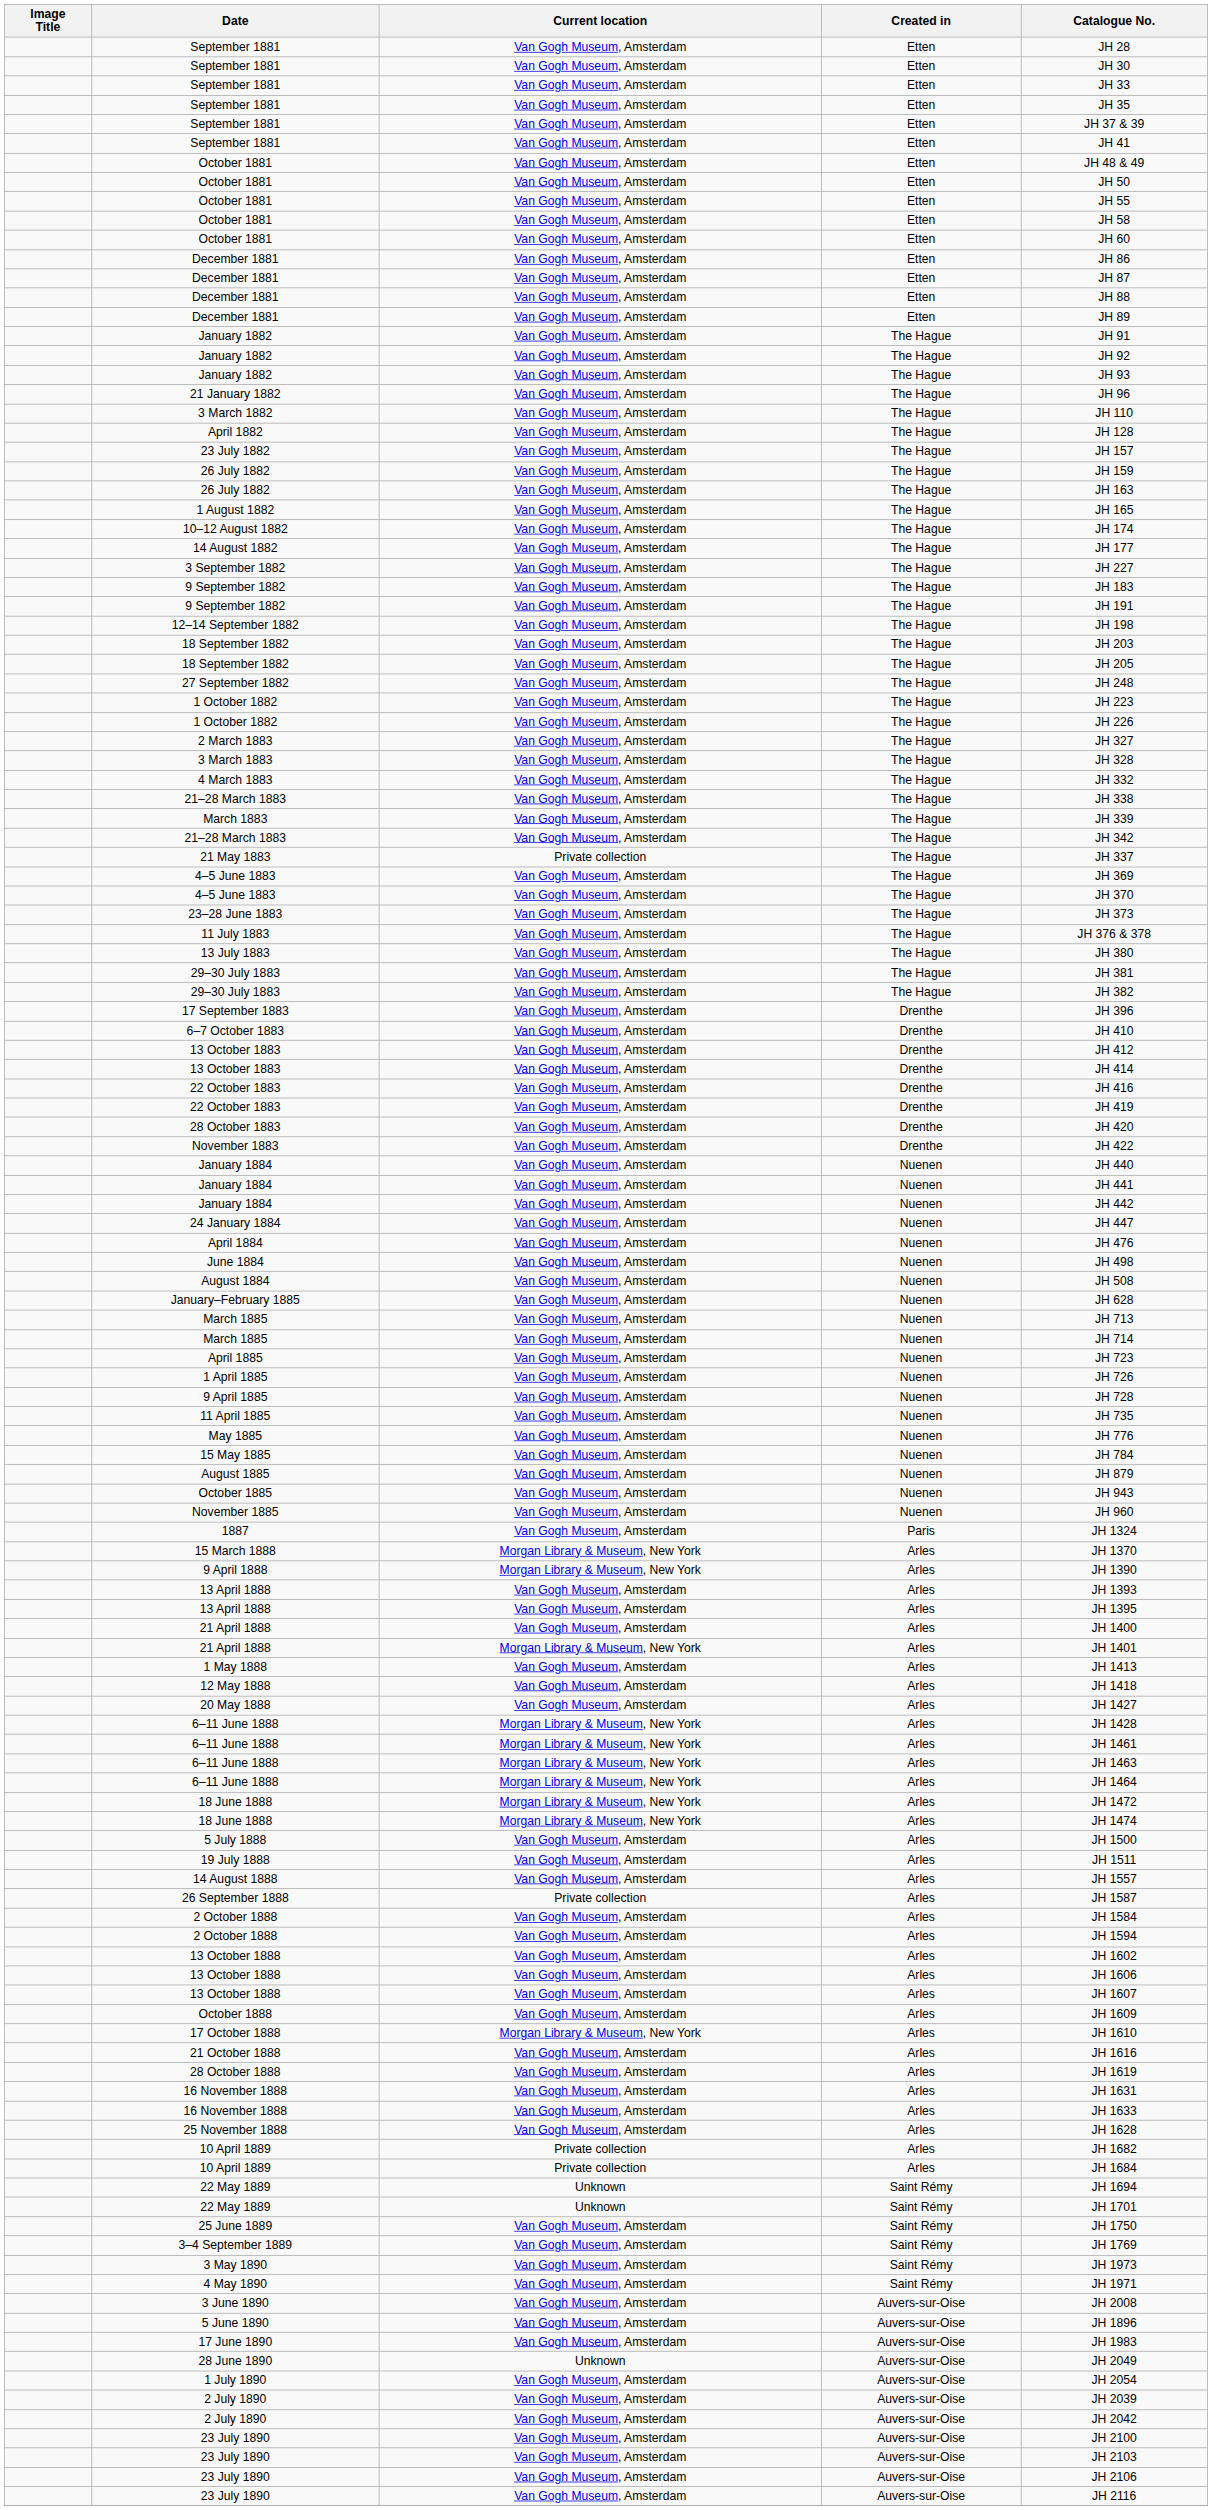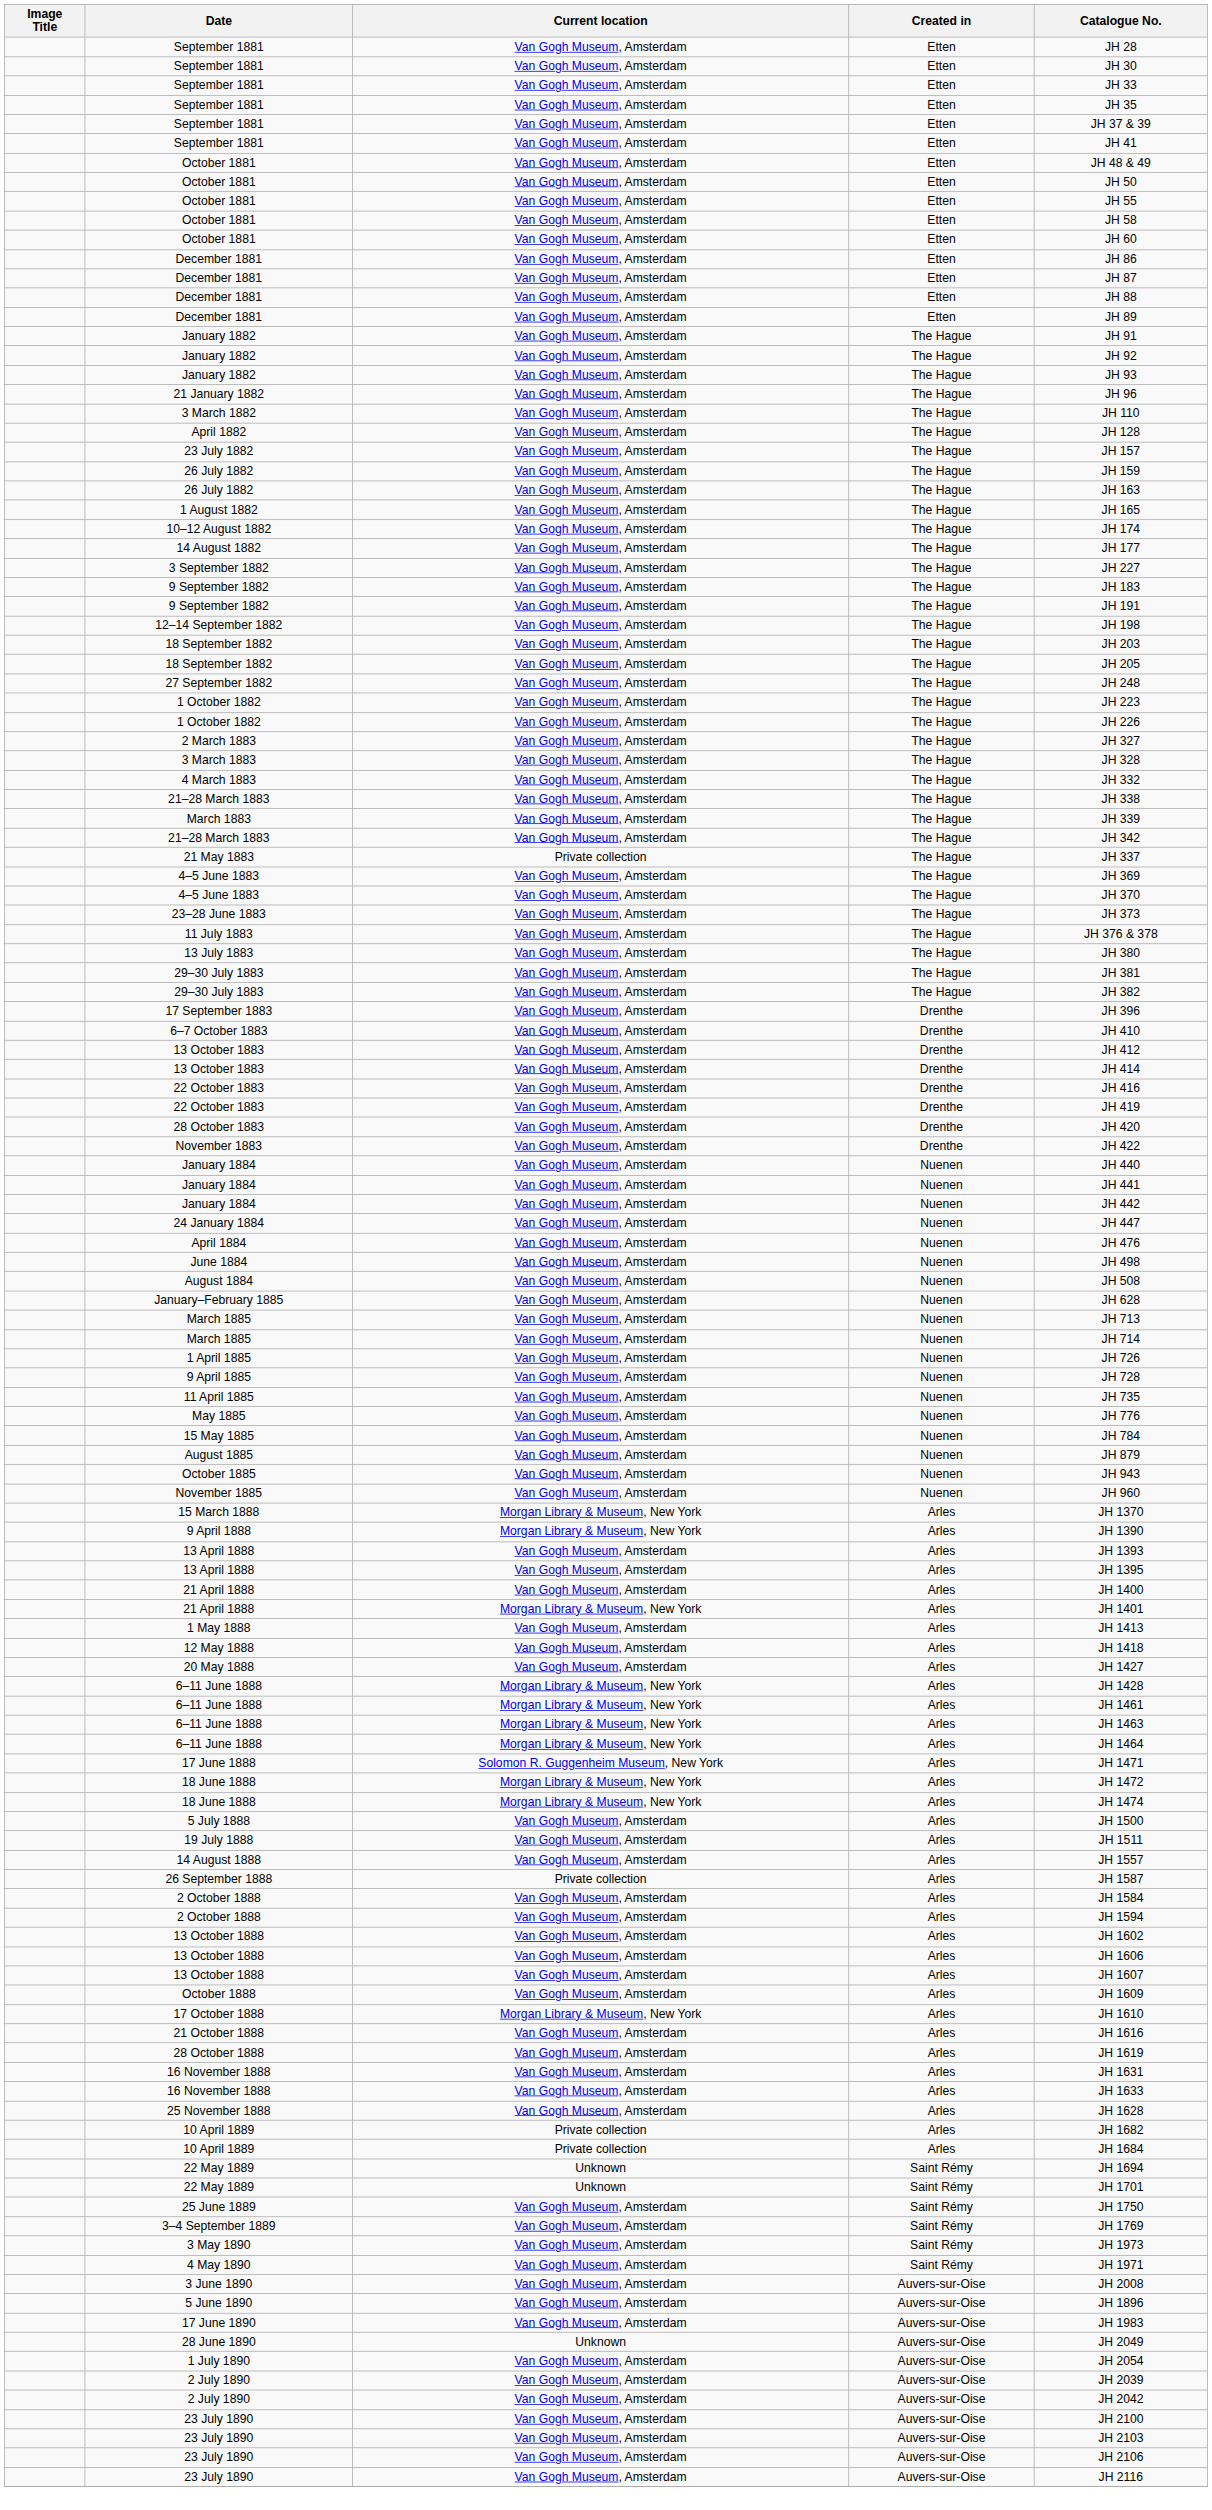- row: (235, 1358)
- row: (235, 1532)
+ row: (219, 1763)
